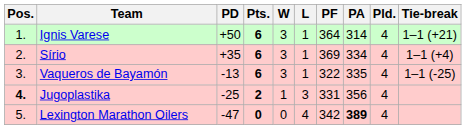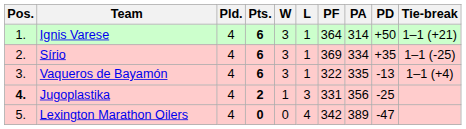columns swapped: (384, 14) <-> (230, 14)
(430, 54) 1–1 (+4) -> (430, 54) 1–1 (-25)
(430, 74) 1–1 (-25) -> (430, 74) 1–1 (+4)
(356, 114) bold -> (358, 114) normal
